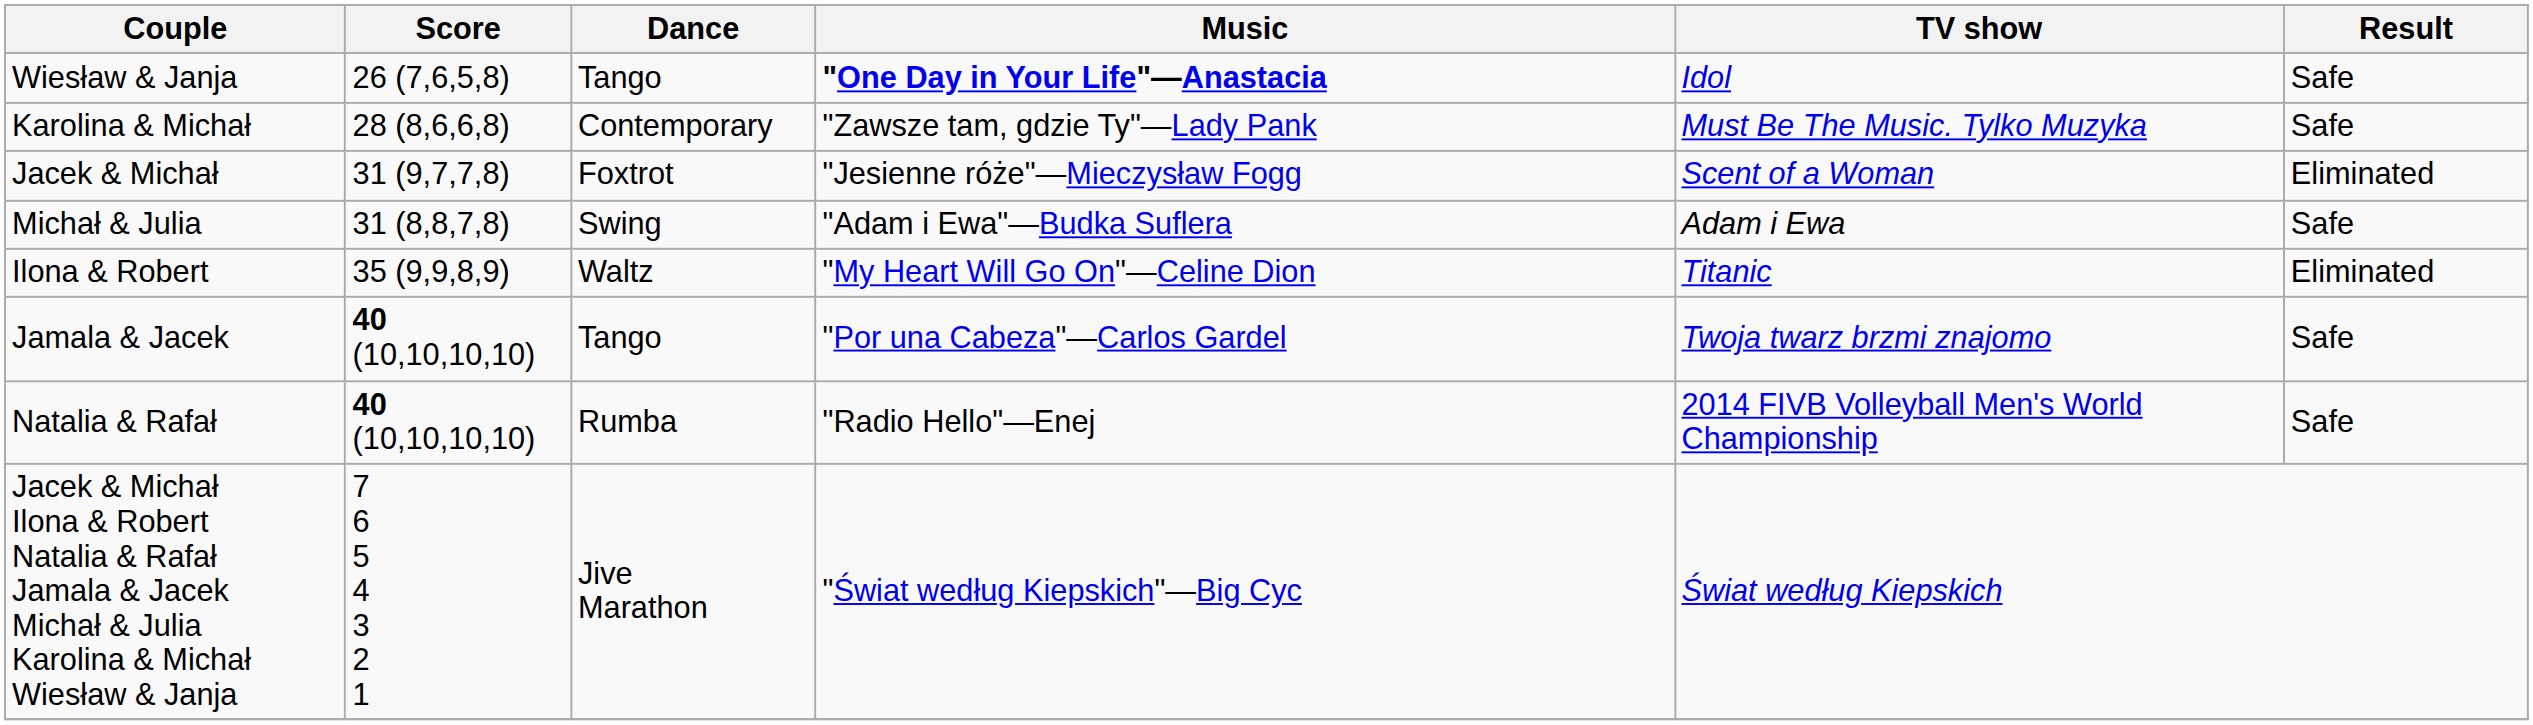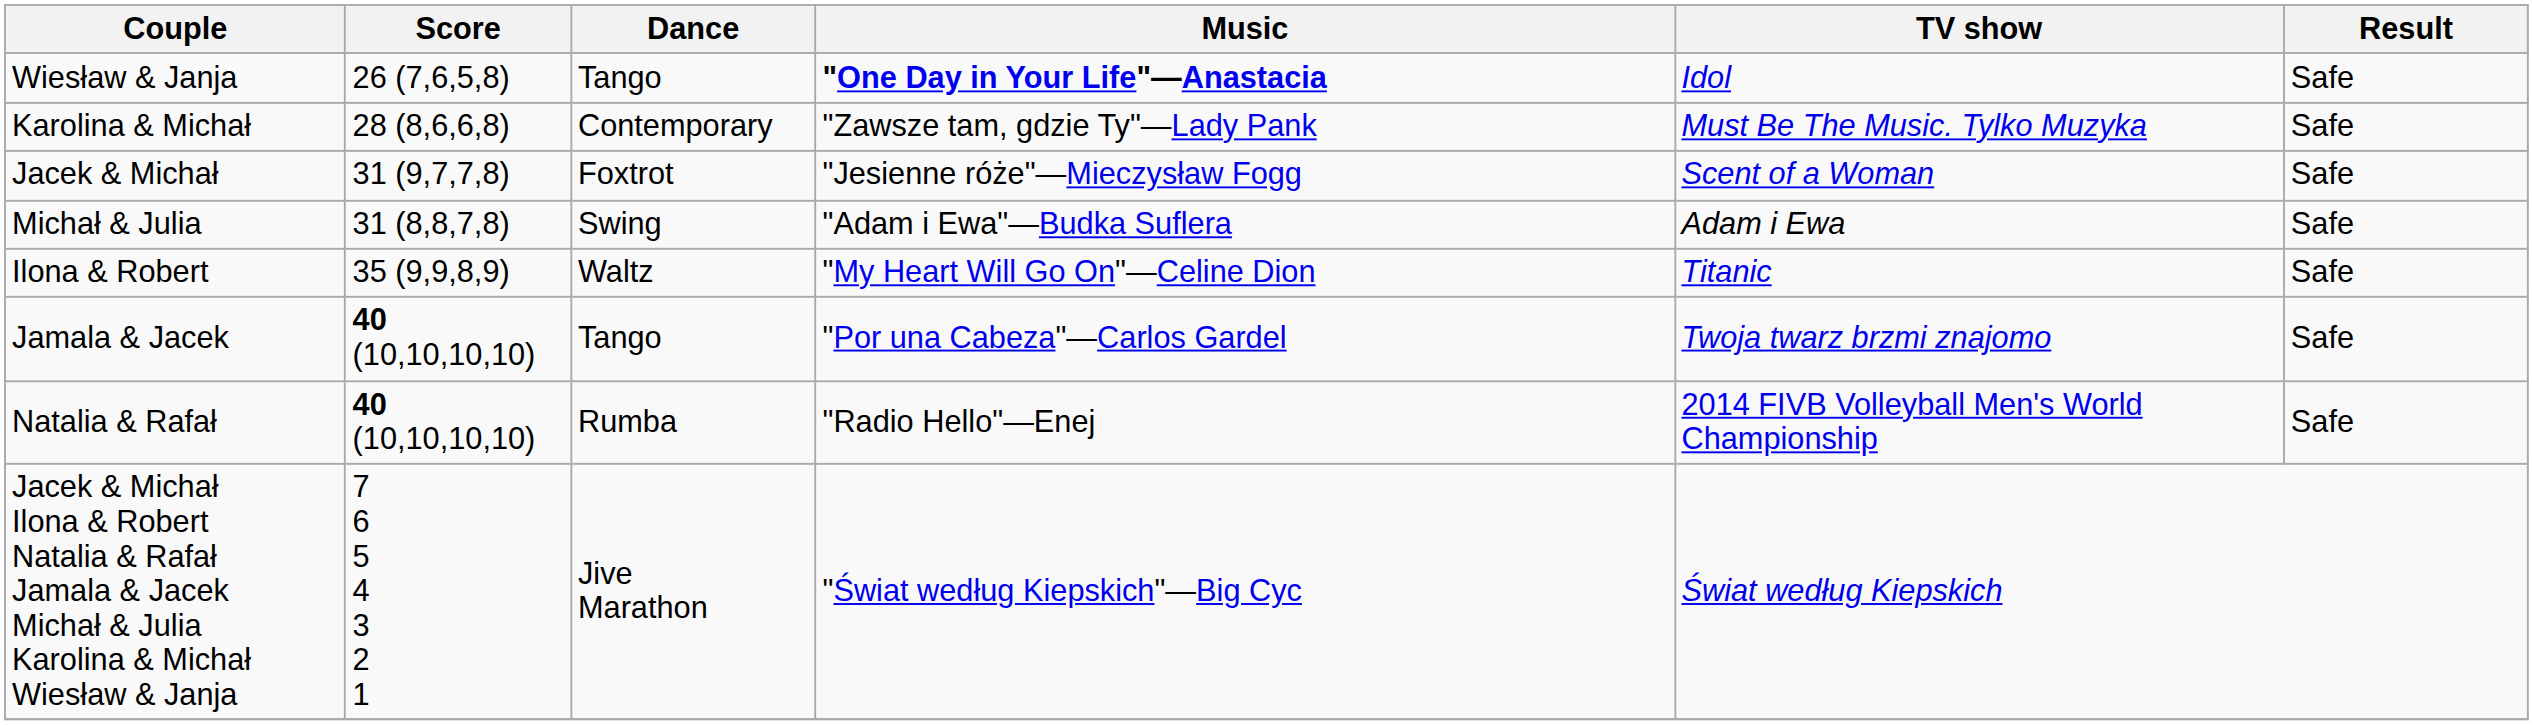(2363, 175) Eliminated -> (2322, 175) Safe
(2363, 272) Eliminated -> (2322, 272) Safe
